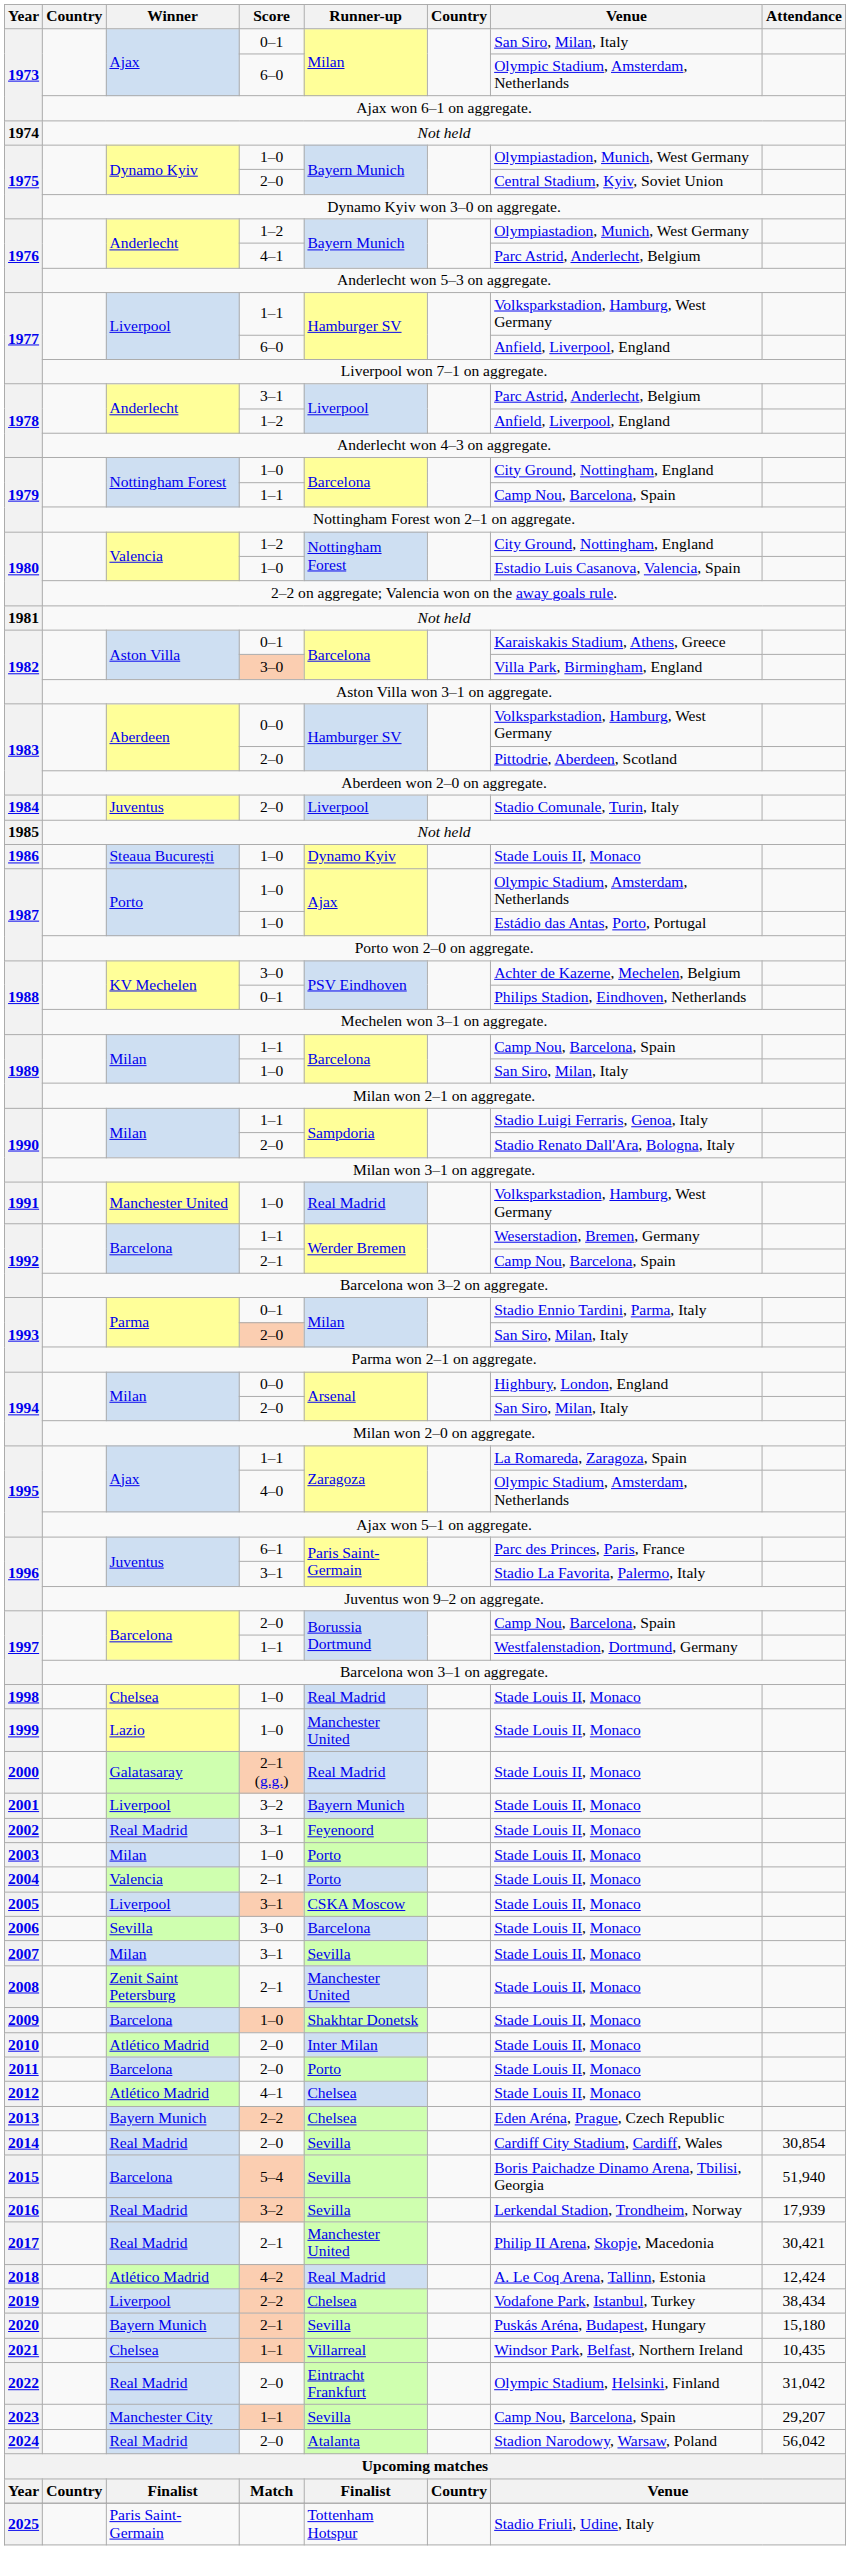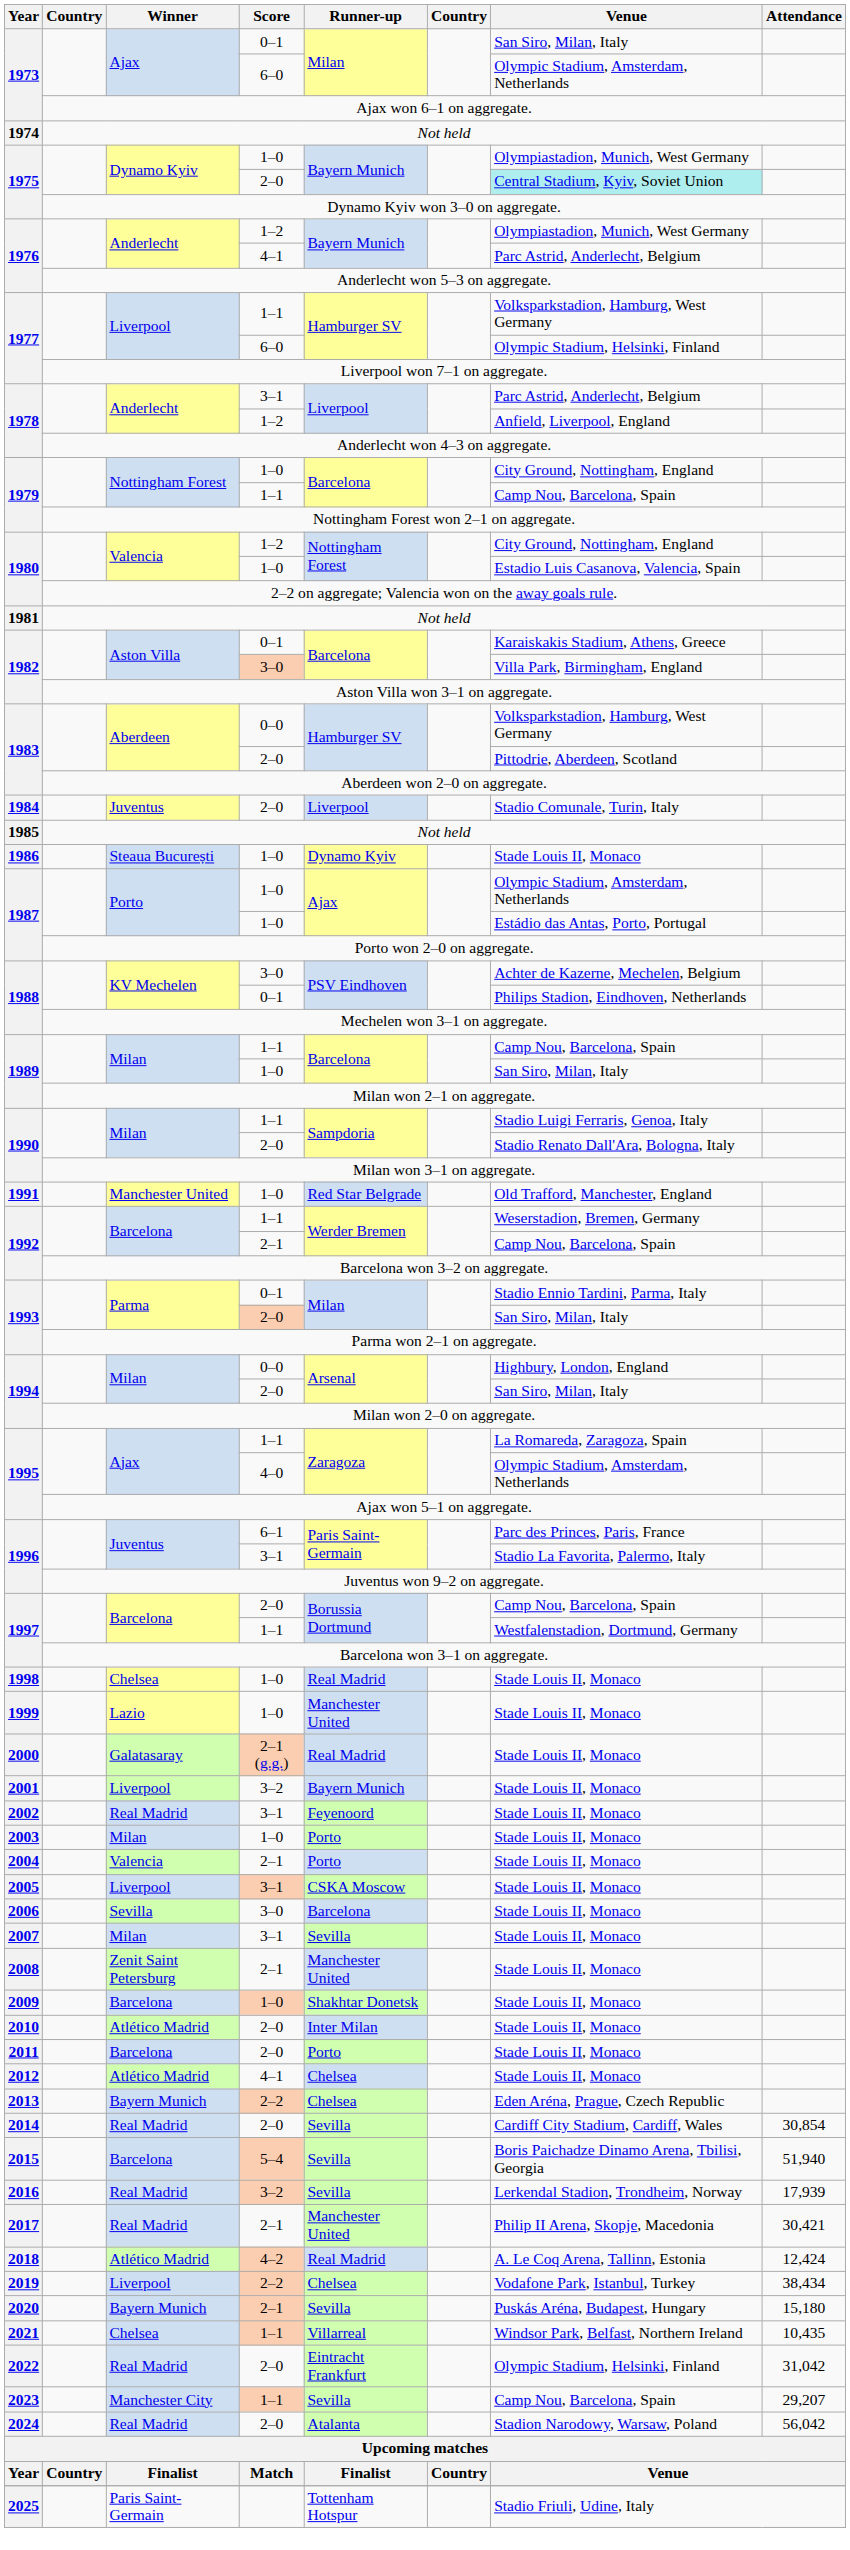(609, 181) no background -> (609, 181) paleturquoise background
(582, 347) Anfield, Liverpool, England -> (607, 347) Olympic Stadium, Helsinki, Finland
(346, 1202) Real Madrid -> (364, 1194) Red Star Belgrade
(600, 1202) Volksparkstadion, Hamburg, West Germany -> (603, 1194) Old Trafford, Manchester, England
